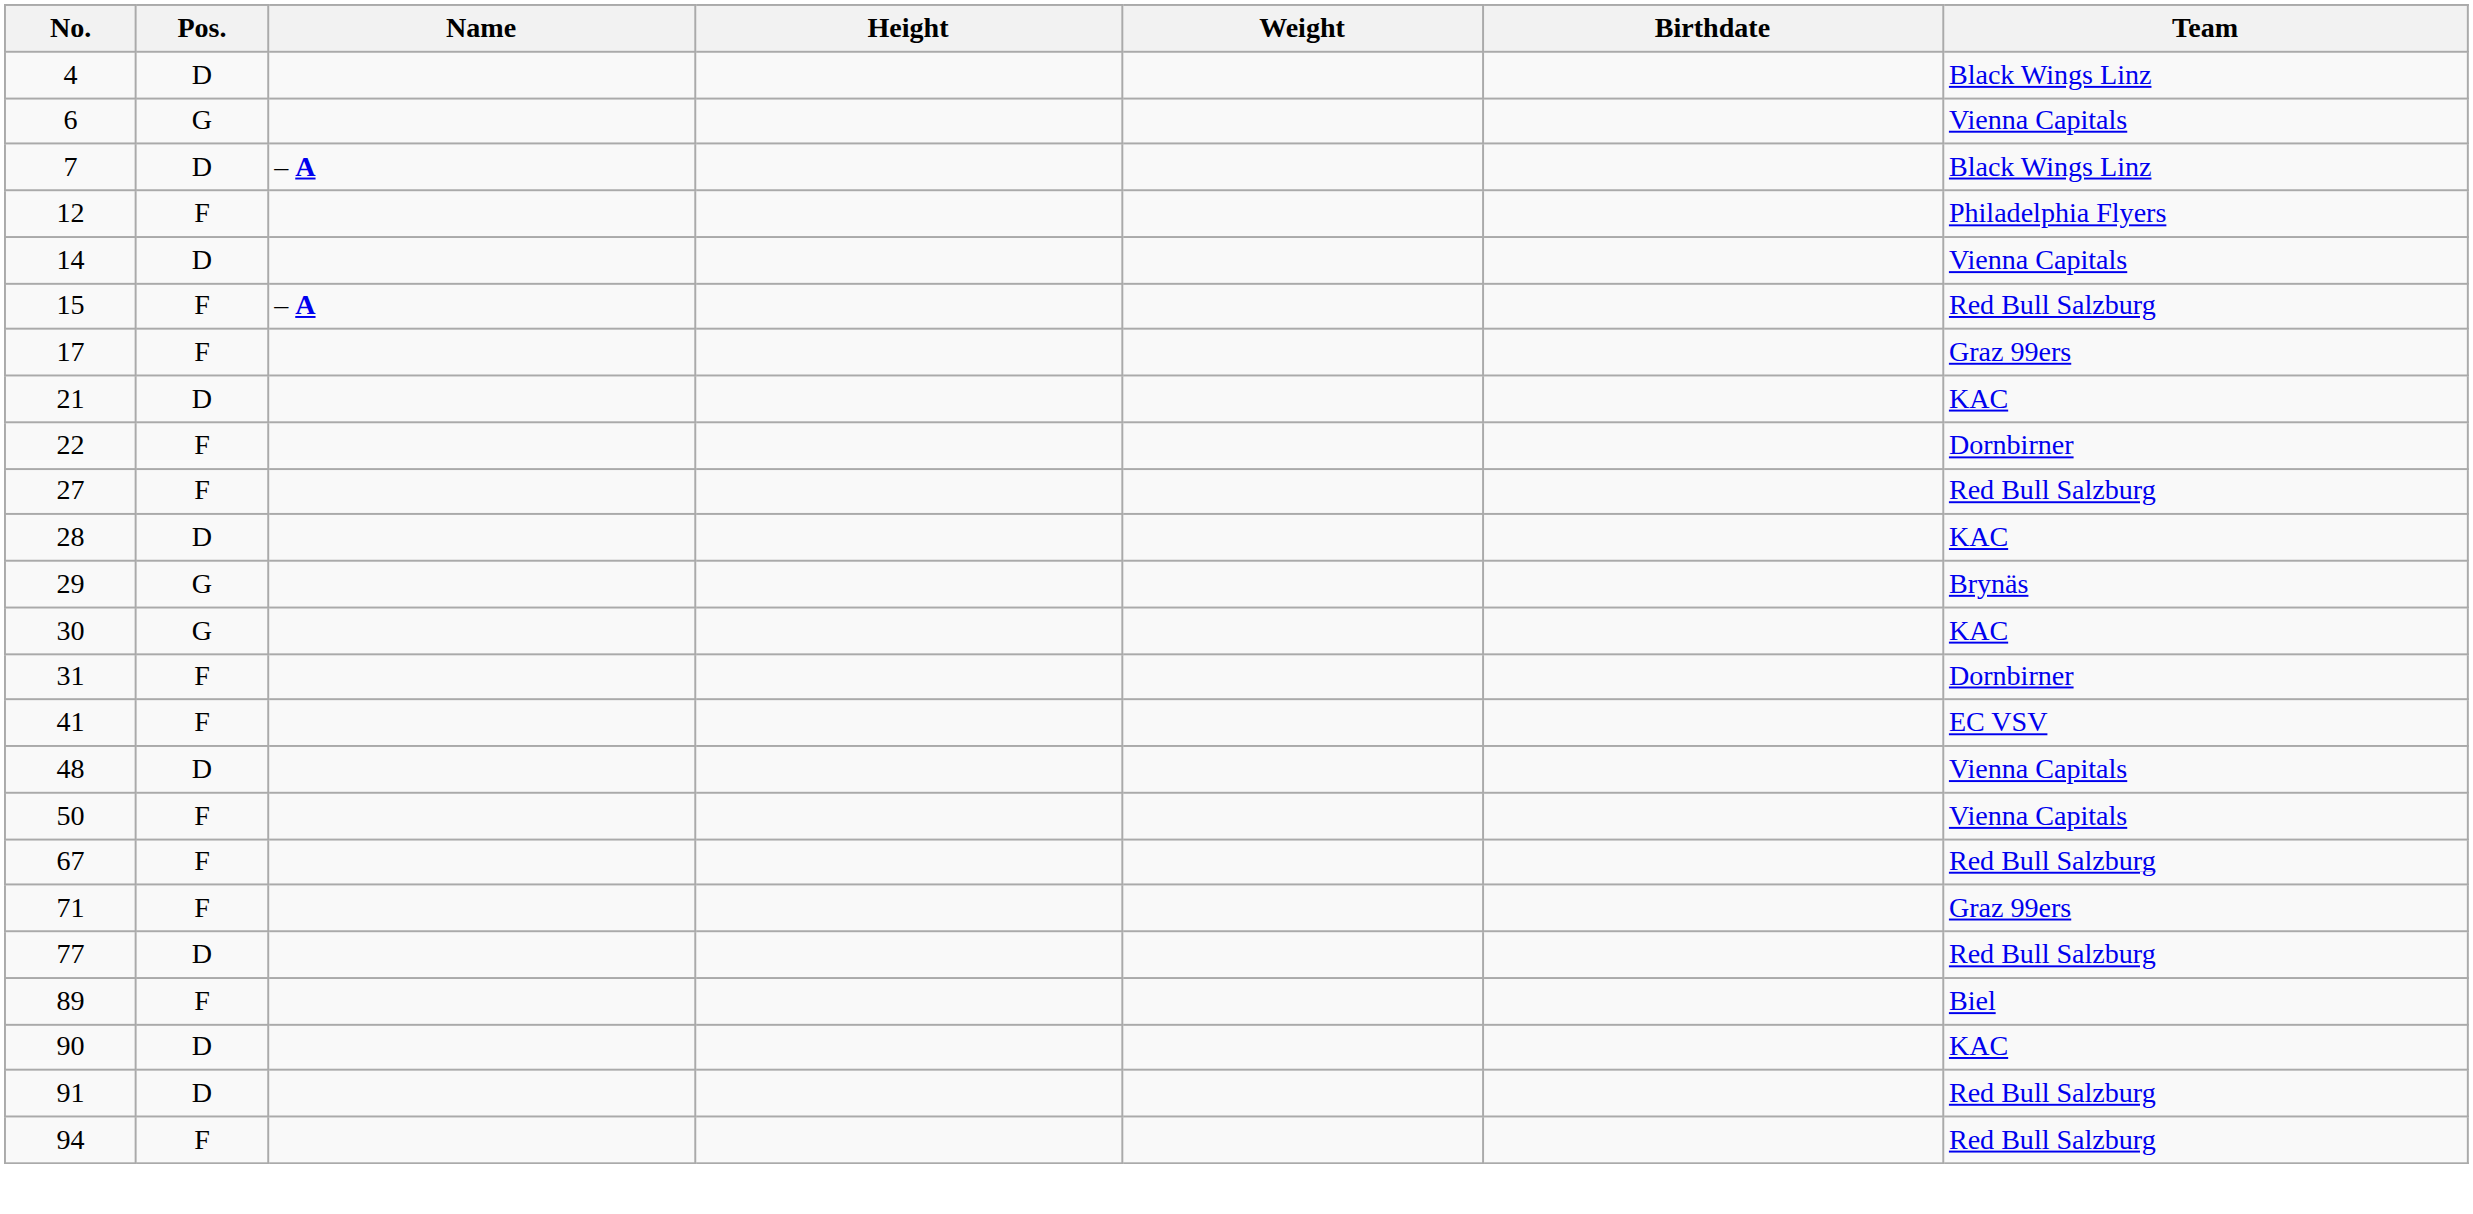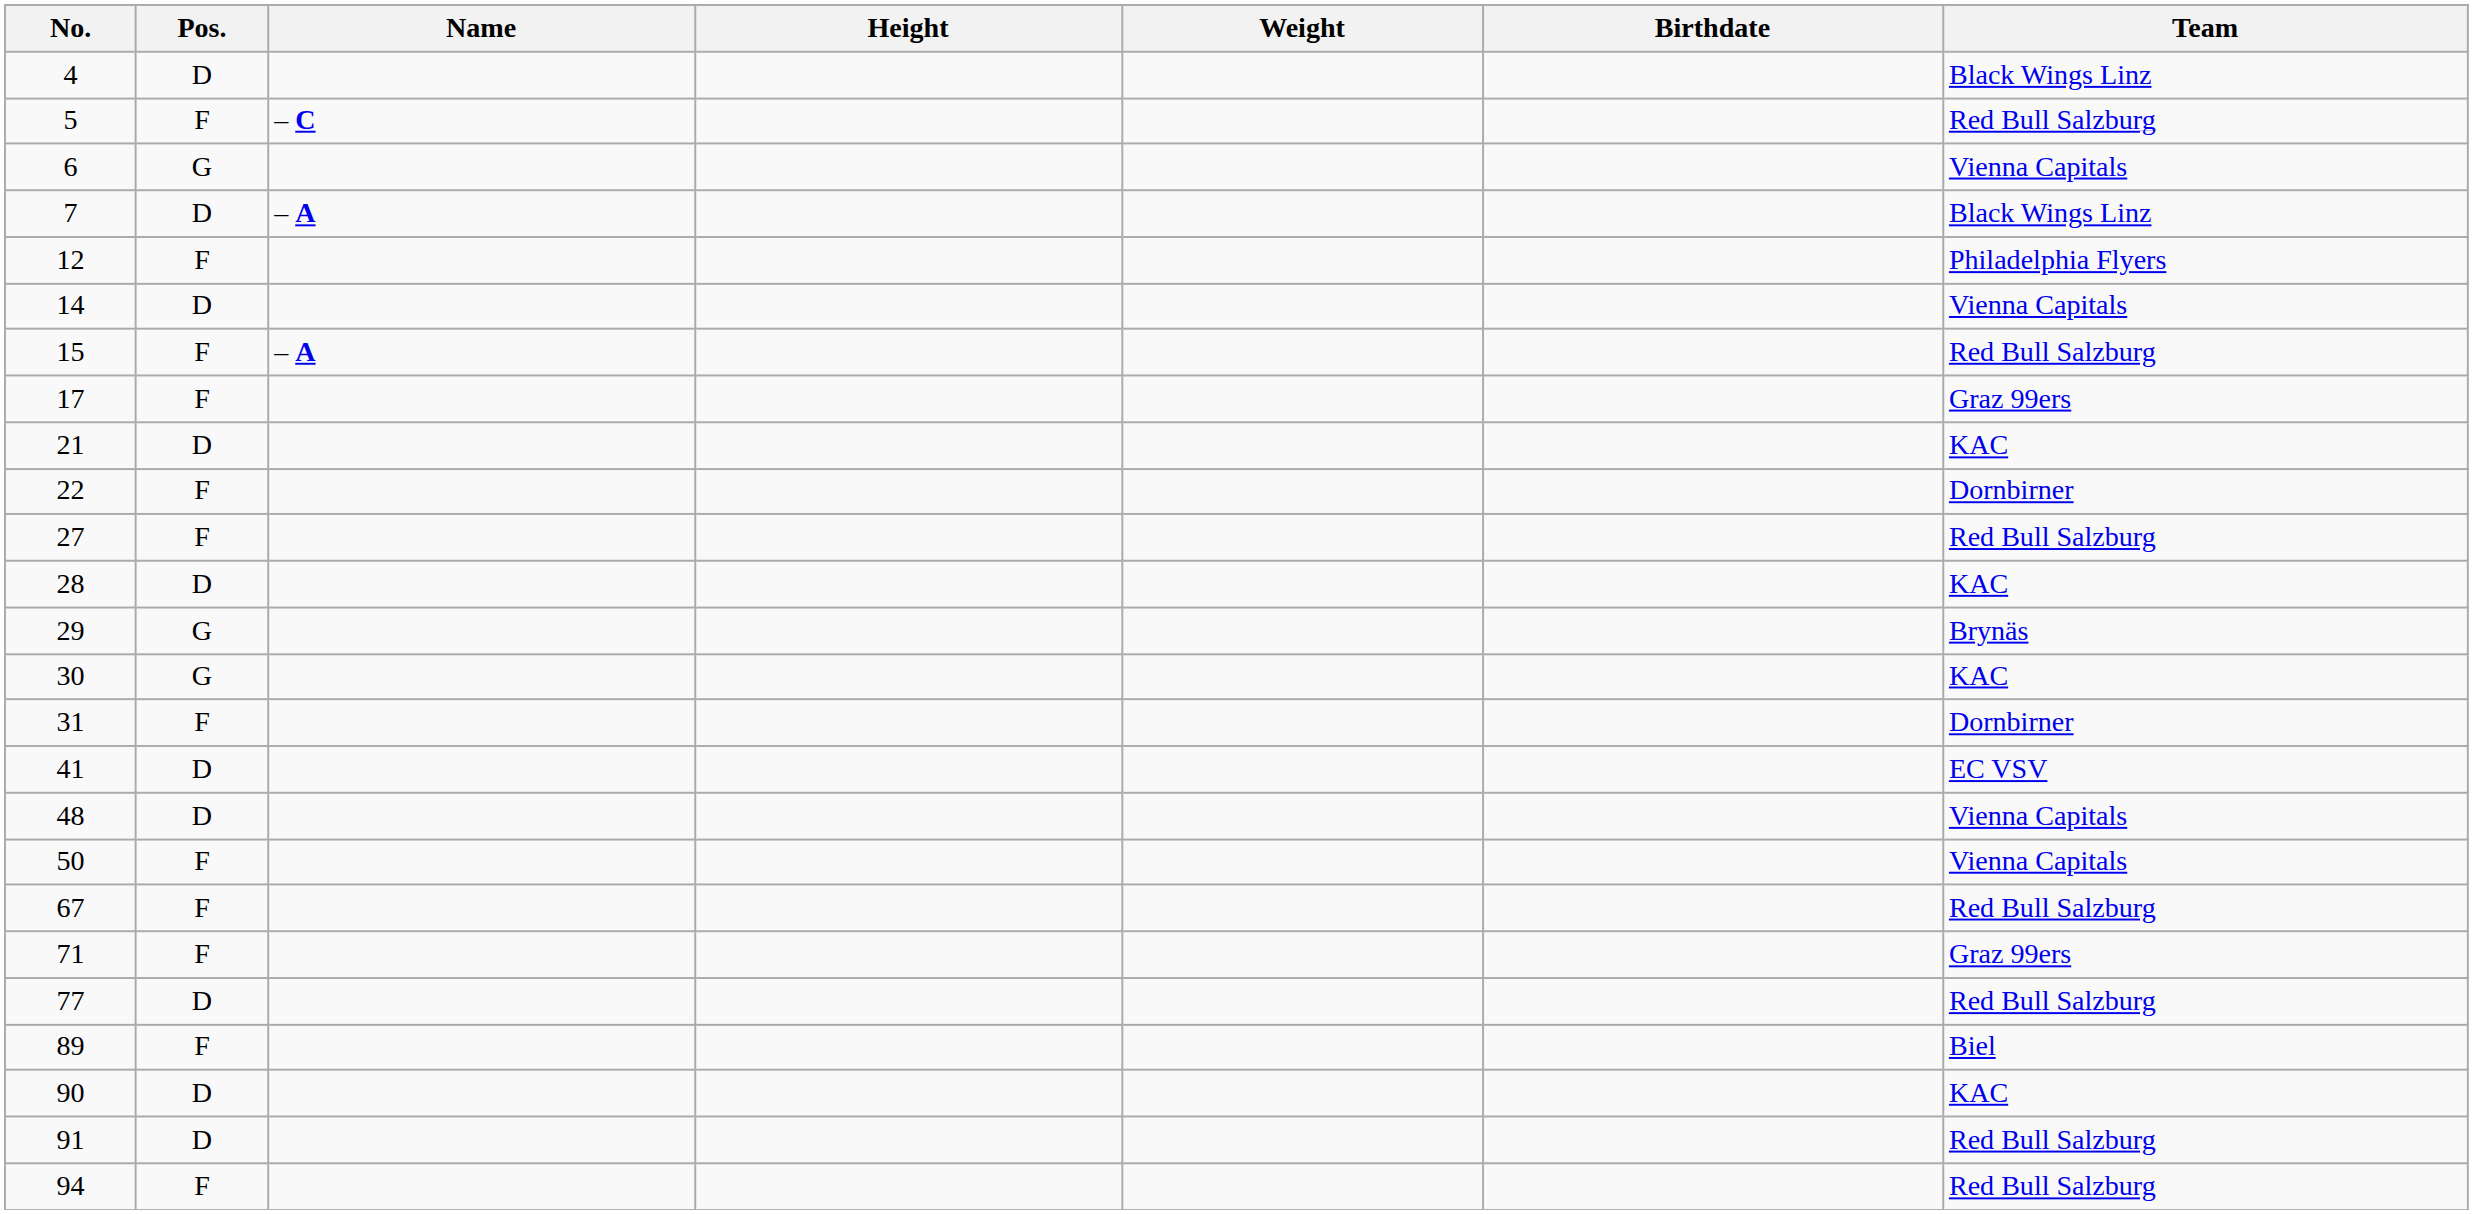+ row: (71, 120)
(202, 722) F -> (202, 769) D
